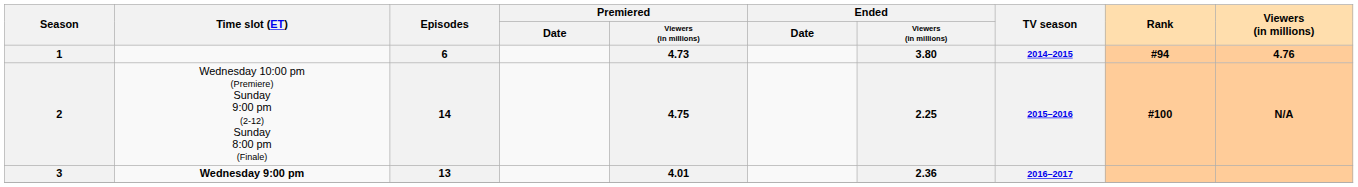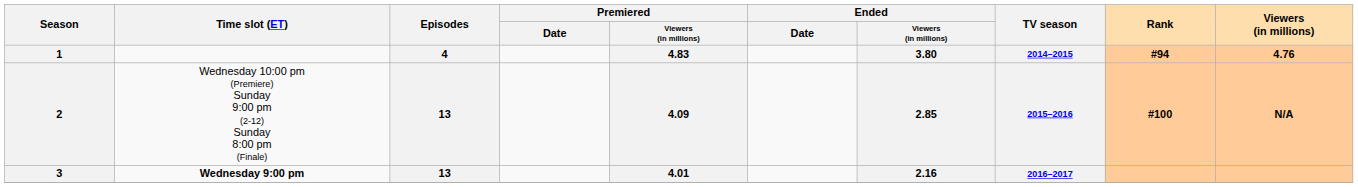(445, 54) 6 -> (445, 54) 4
(679, 54) 4.73 -> (679, 54) 4.83
(445, 114) 14 -> (445, 114) 13
(679, 114) 4.75 -> (679, 114) 4.09
(926, 114) 2.25 -> (926, 114) 2.85
(926, 174) 2.36 -> (926, 174) 2.16
